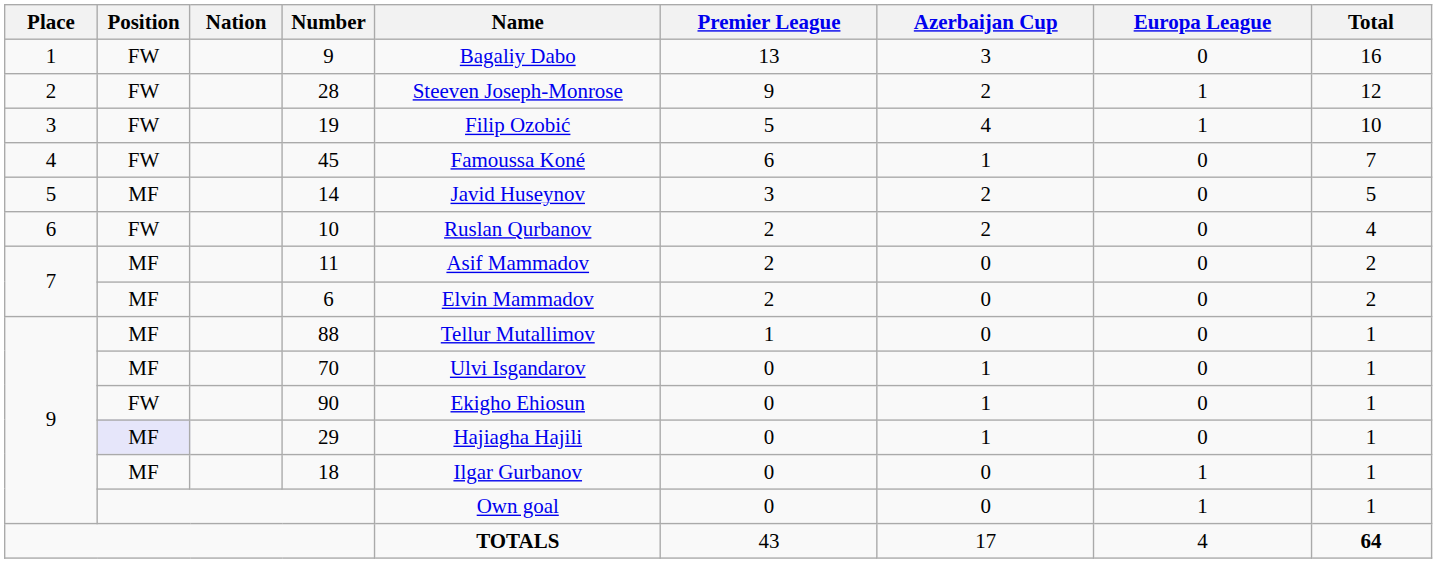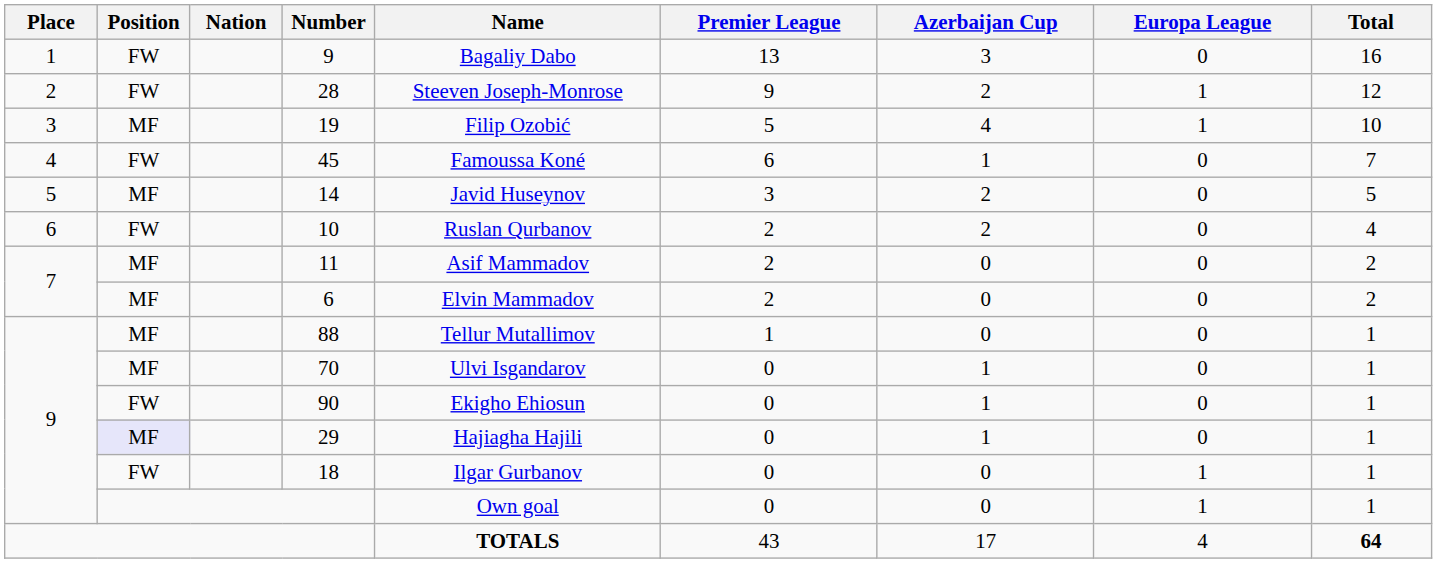(144, 125) FW -> (143, 125) MF
(143, 471) MF -> (144, 471) FW
